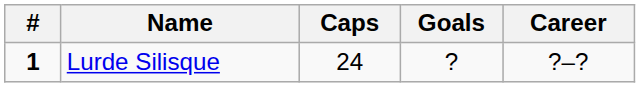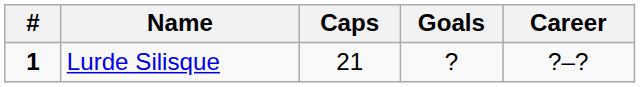(350, 61) 24 -> (350, 61) 21
